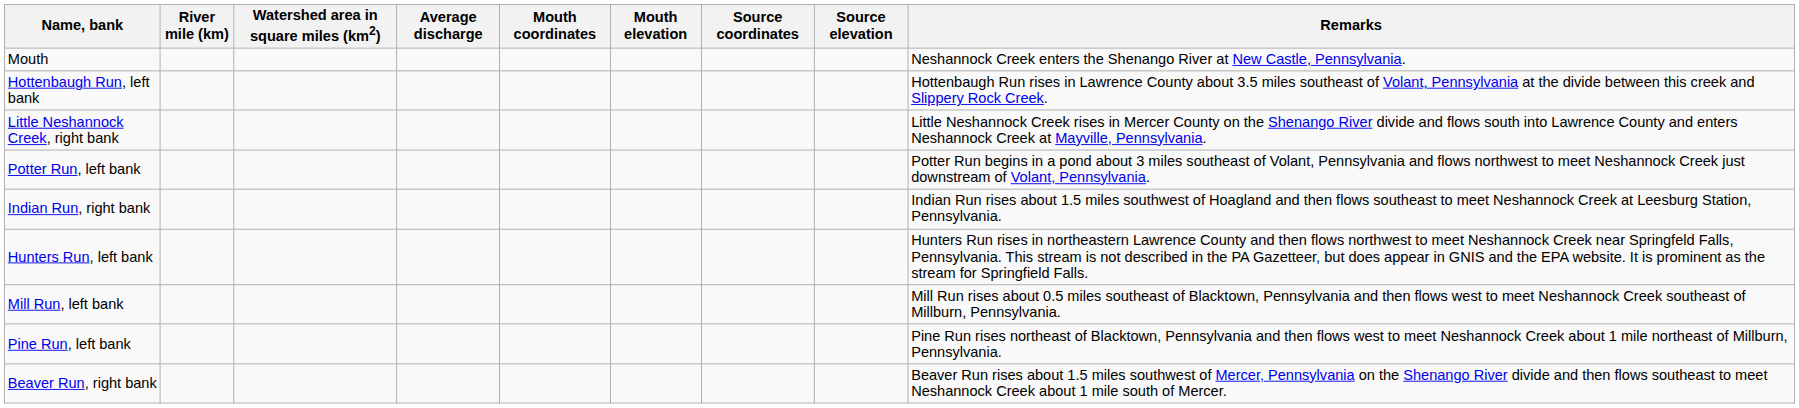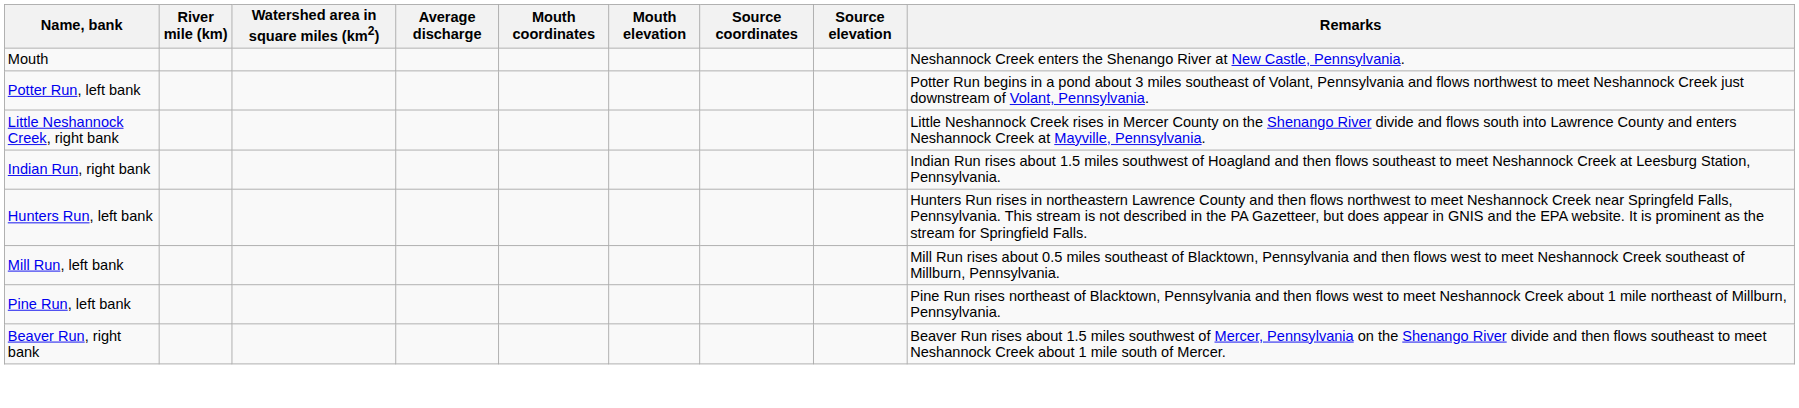- row: (79, 90)
rows swapped: (66, 130) <-> (74, 169)
